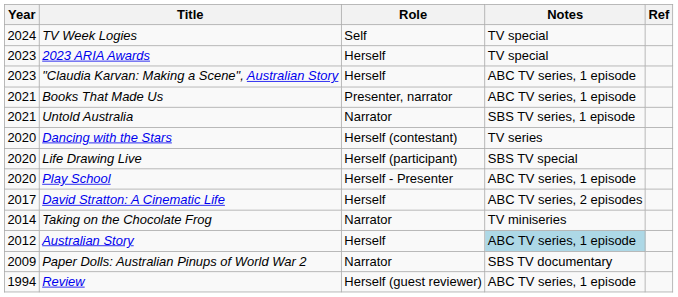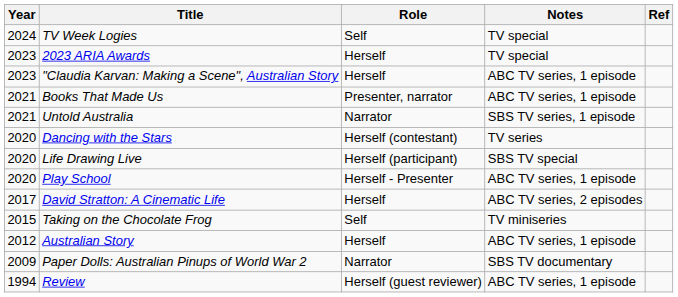(22, 220) 2014 -> (22, 220) 2015
(368, 220) Narrator -> (355, 220) Self
(562, 240) lightblue background -> (562, 240) no background
